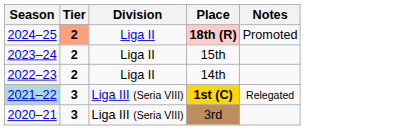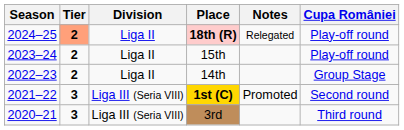+ column: (350, 15)
(270, 35) Promoted -> (270, 36) Relegated
(32, 95) lightblue background -> (32, 95) no background
(270, 96) Relegated -> (270, 95) Promoted
